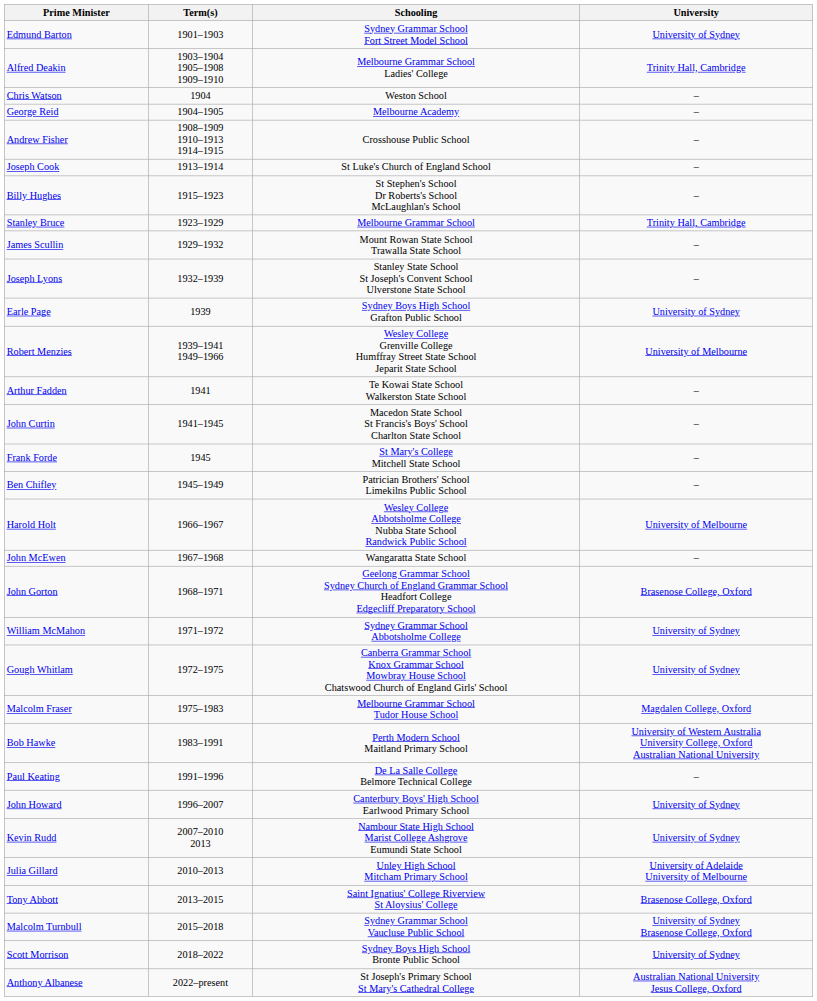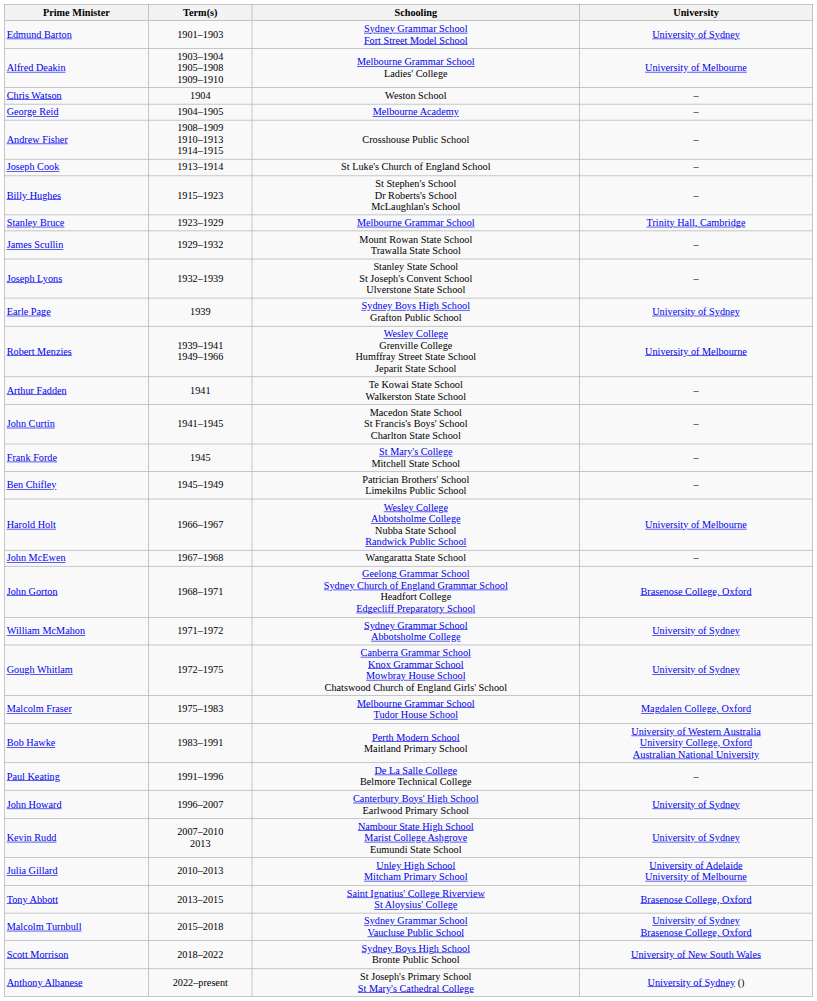(696, 68) Trinity Hall, Cambridge -> (696, 68) University of Melbourne
(696, 954) University of Sydney -> (696, 954) University of New South Wales
(696, 982) Australian National University Jesus College, Oxford -> (696, 982) University of Sydney ()
